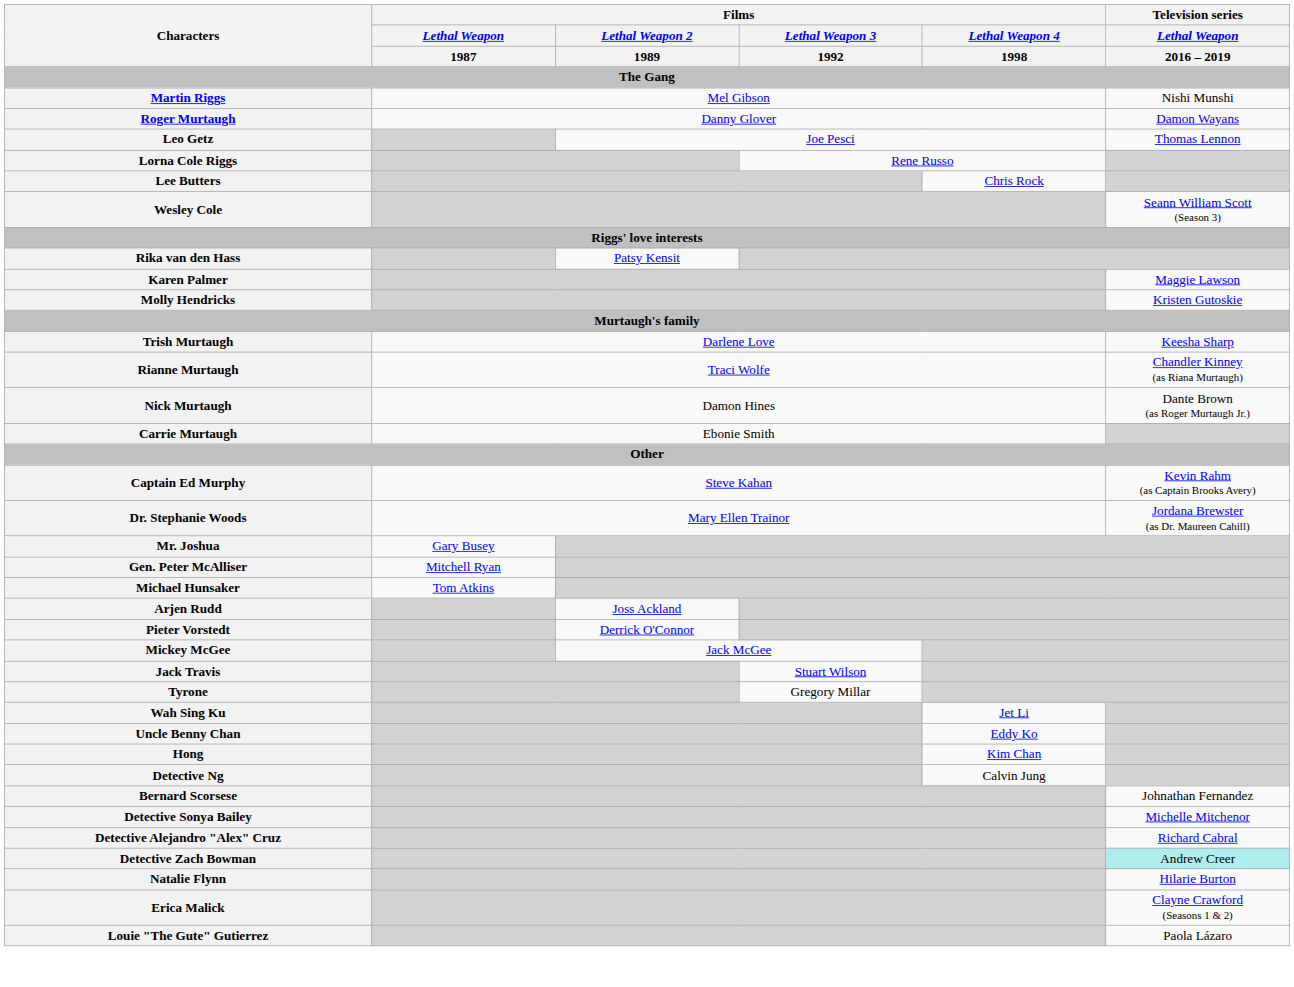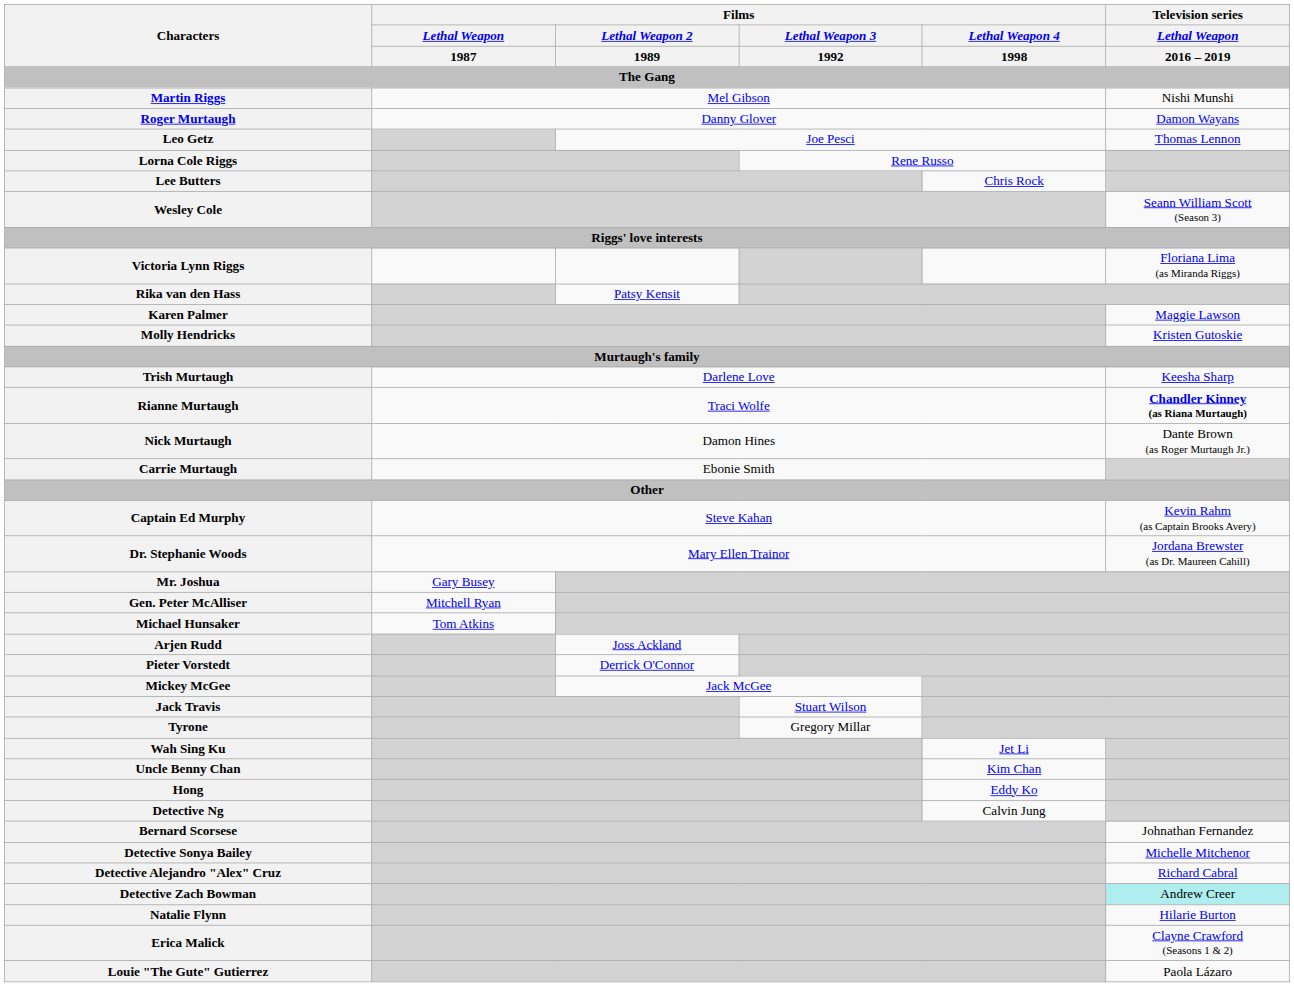+ row: (188, 265)
(1198, 369) normal -> (1198, 405) bold
(1014, 733) Eddy Ko -> (1014, 769) Kim Chan
(1014, 754) Kim Chan -> (1014, 790) Eddy Ko
